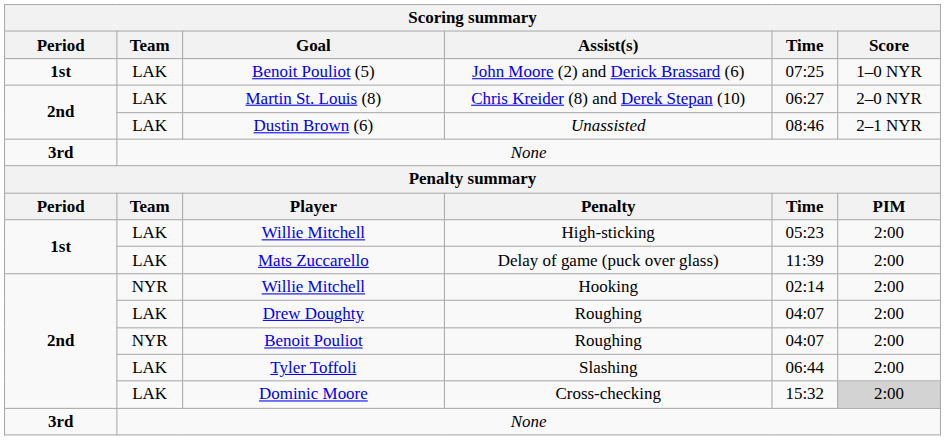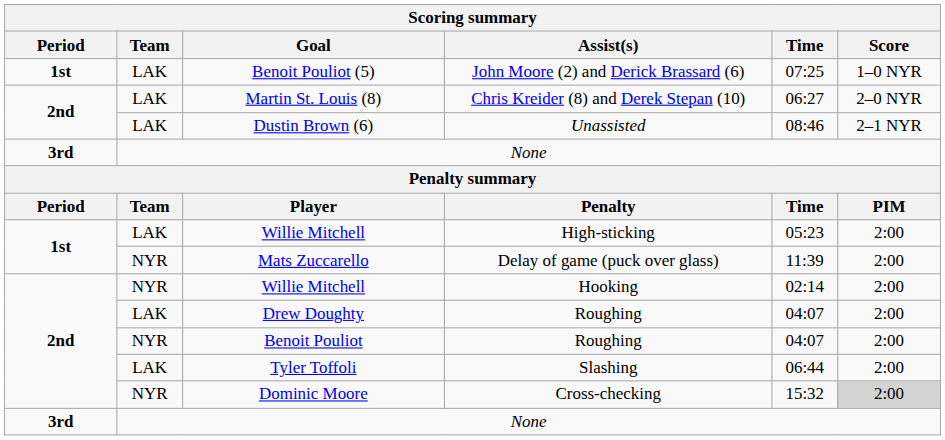(150, 260) LAK -> (150, 260) NYR
(150, 394) LAK -> (150, 394) NYR
